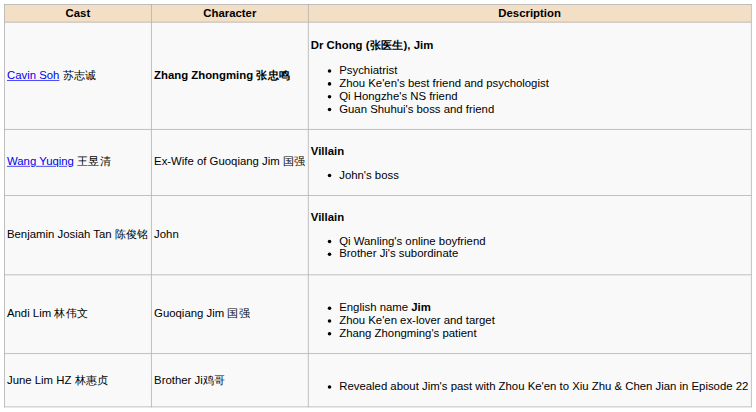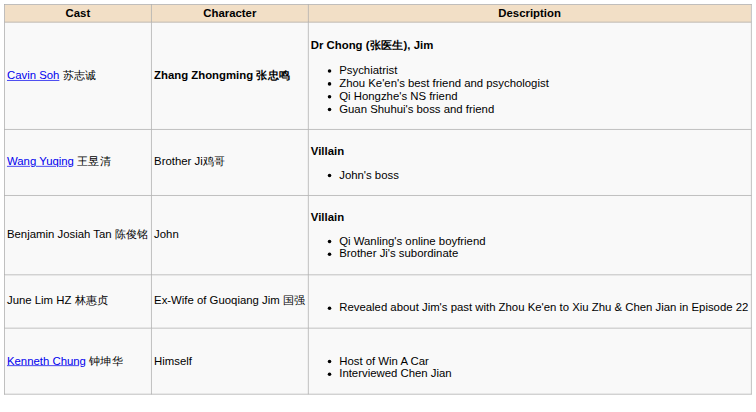(230, 162) Ex-Wife of Guoqiang Jim 国强 -> (190, 162) Brother Ji鸡哥
- row: (48, 313)
(190, 380) Brother Ji鸡哥 -> (230, 301) Ex-Wife of Guoqiang Jim 国强
+ row: (65, 360)
